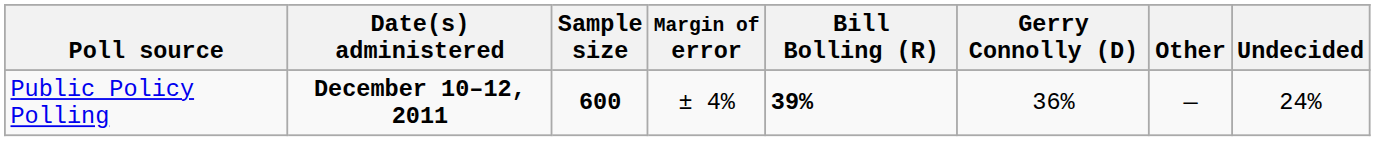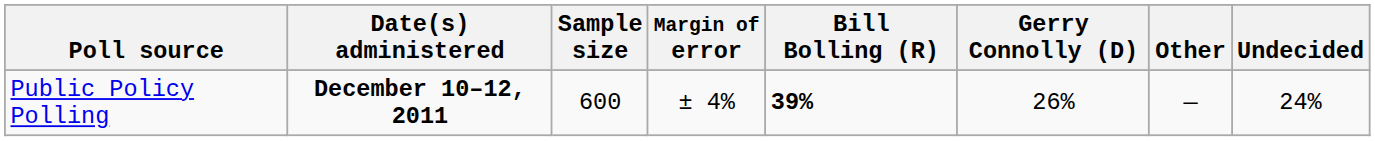(600, 103) bold -> (600, 103) normal
(1053, 103) 36% -> (1053, 103) 26%
